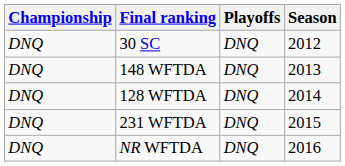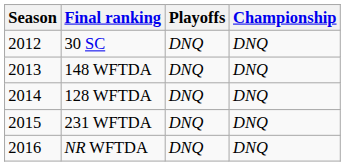columns swapped: (312, 17) <-> (60, 17)
